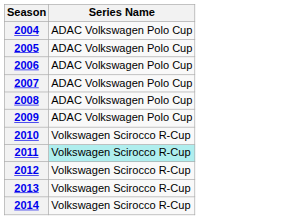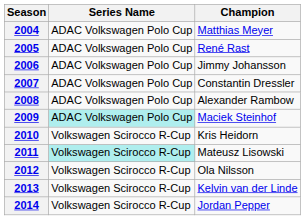+ column: (248, 13)
(122, 118) no background -> (122, 118) paleturquoise background
